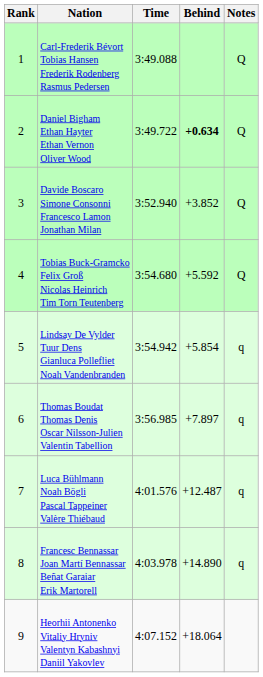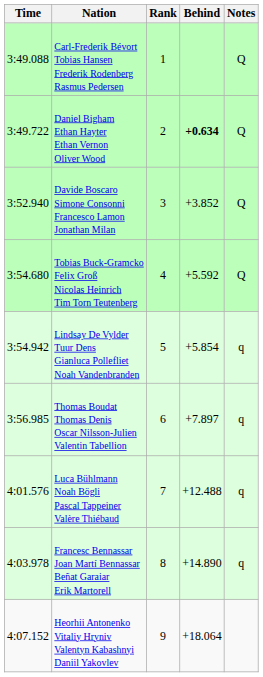columns swapped: (21, 13) <-> (156, 13)
(202, 491) +12.487 -> (202, 491) +12.488
